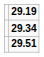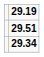rows swapped: (24, 28) <-> (24, 44)
